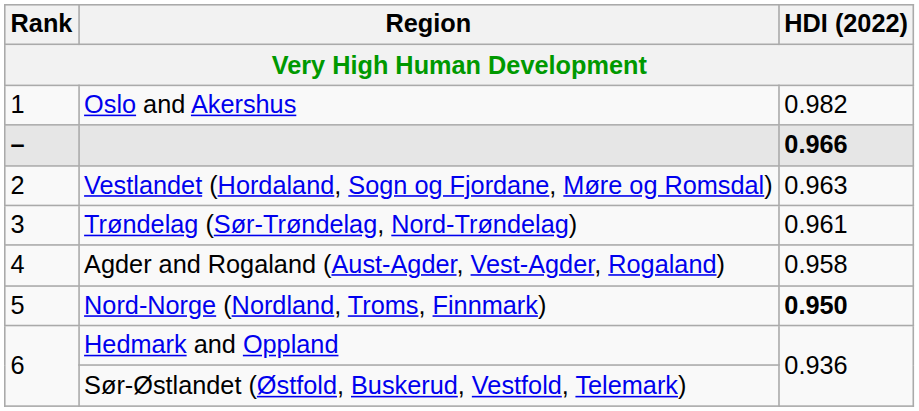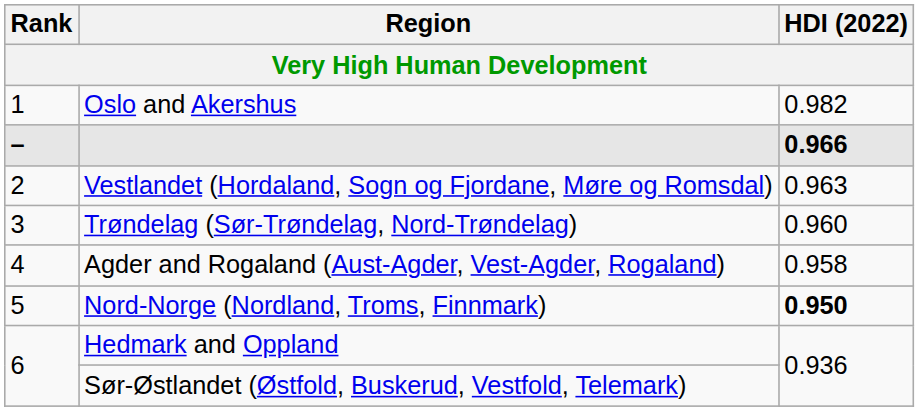(816, 225) 0.961 -> (816, 225) 0.960
